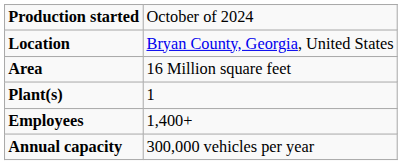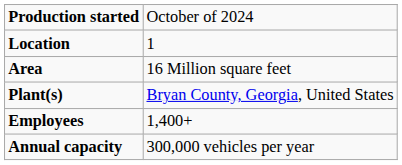(270, 43) Bryan County, Georgia, United States -> (151, 43) 1
(151, 95) 1 -> (270, 95) Bryan County, Georgia, United States
